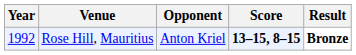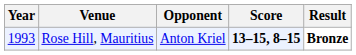(21, 38) 1992 -> (21, 38) 1993
